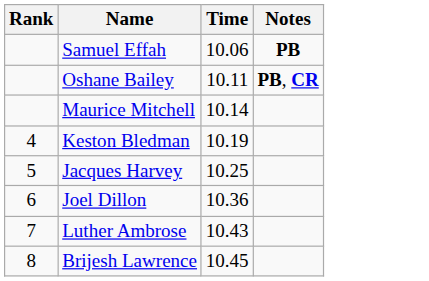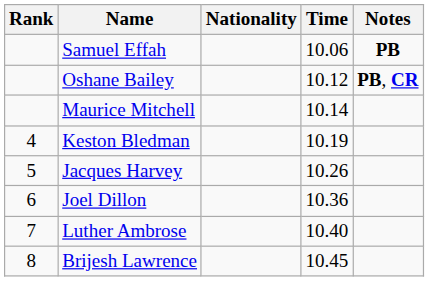+ column: (251, 19)
(227, 79) 10.11 -> (327, 79) 10.12
(227, 170) 10.25 -> (327, 170) 10.26
(227, 230) 10.43 -> (327, 230) 10.40
